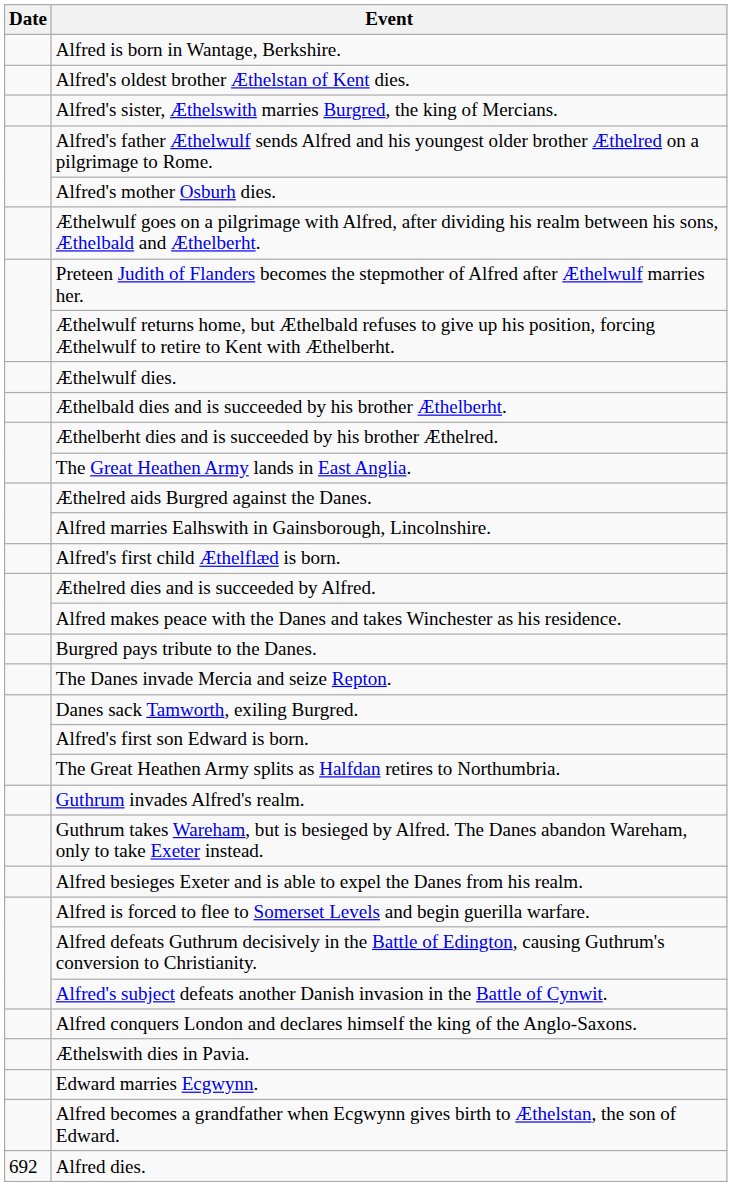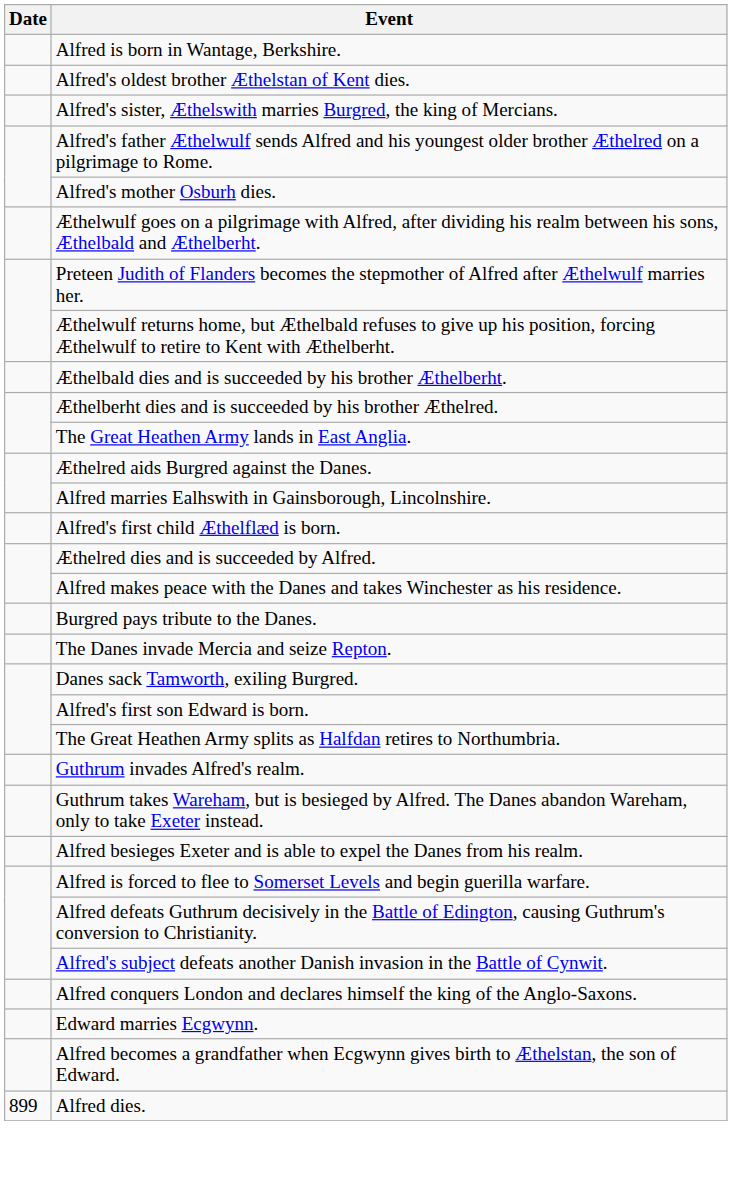- row: (116, 377)
- row: (153, 1054)
(23, 1166) 692 -> (23, 1105) 899
